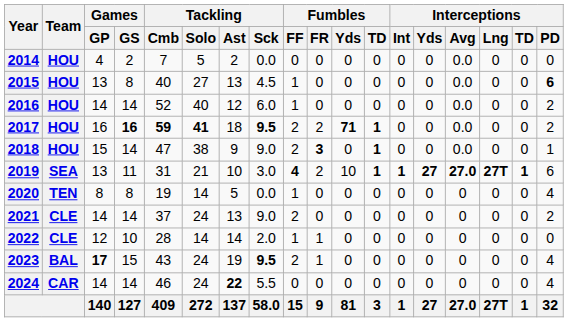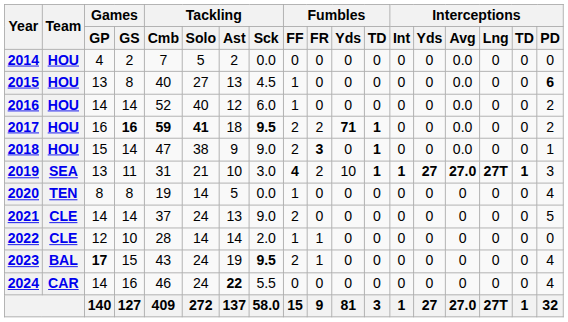(550, 171) 6 -> (550, 171) 3
(550, 216) 2 -> (550, 216) 5
(129, 283) 14 -> (129, 283) 16
